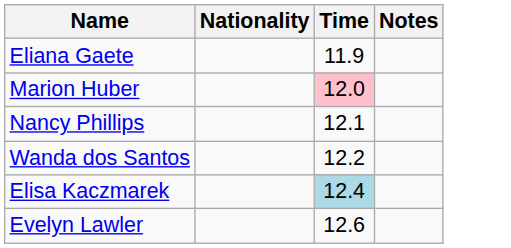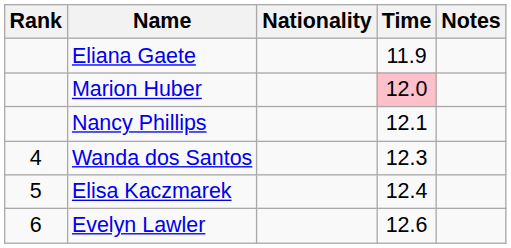+ column: (36, 21)
(344, 157) 12.2 -> (406, 157) 12.3
(344, 191) lightblue background -> (406, 191) no background
